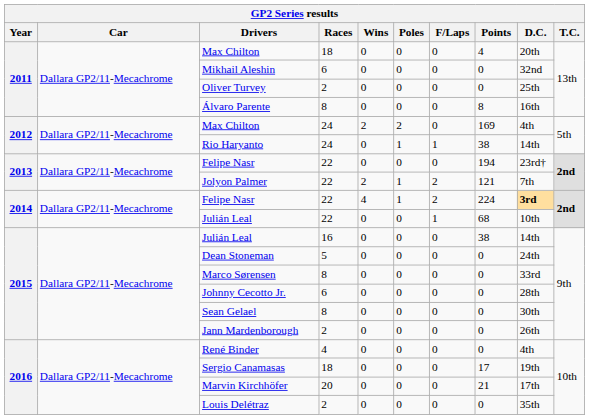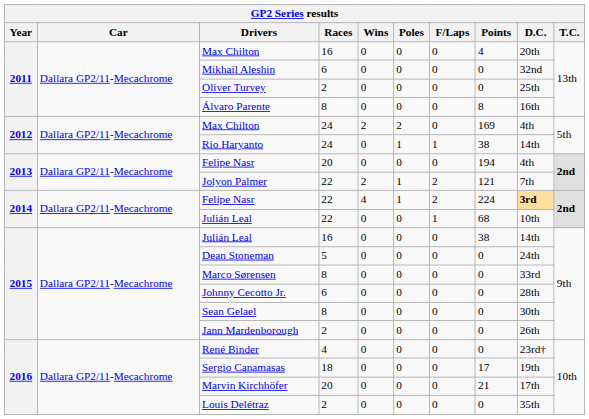(327, 50) 18 -> (327, 50) 16
(327, 162) 22 -> (327, 162) 20
(533, 162) 23rd† -> (527, 162) 4th
(527, 348) 4th -> (533, 348) 23rd†
